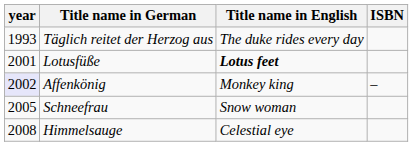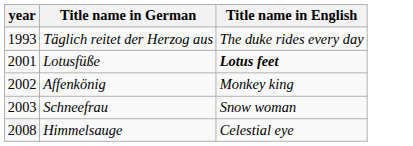- column: (387, 15)
(22, 84) lavender background -> (22, 84) no background
(22, 107) 2005 -> (22, 107) 2003
